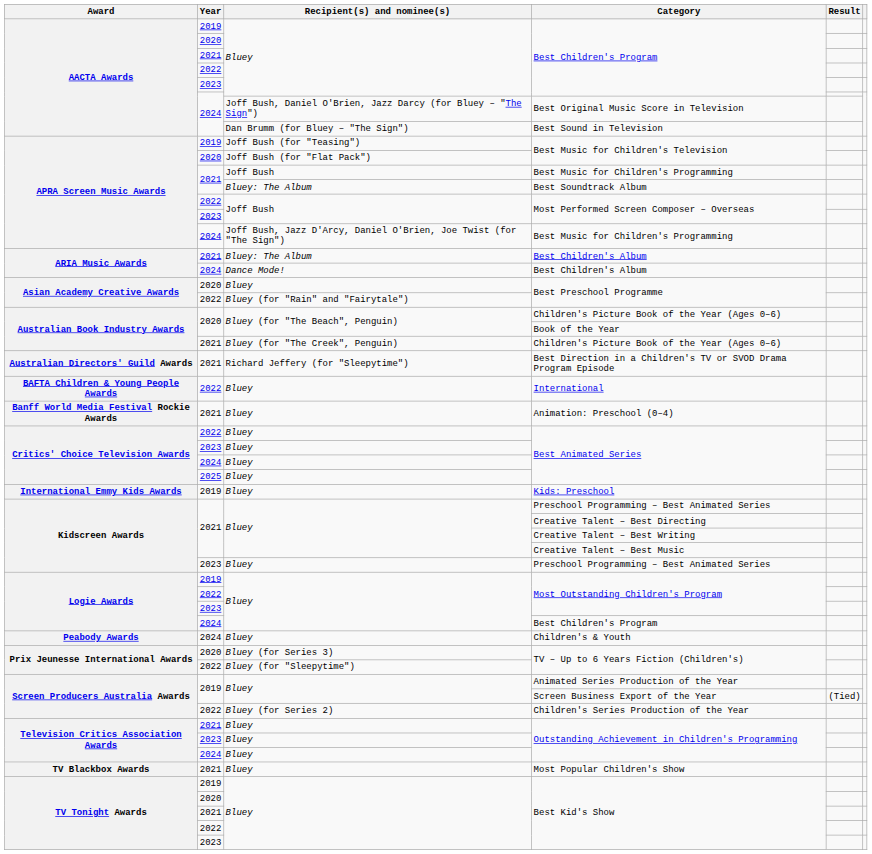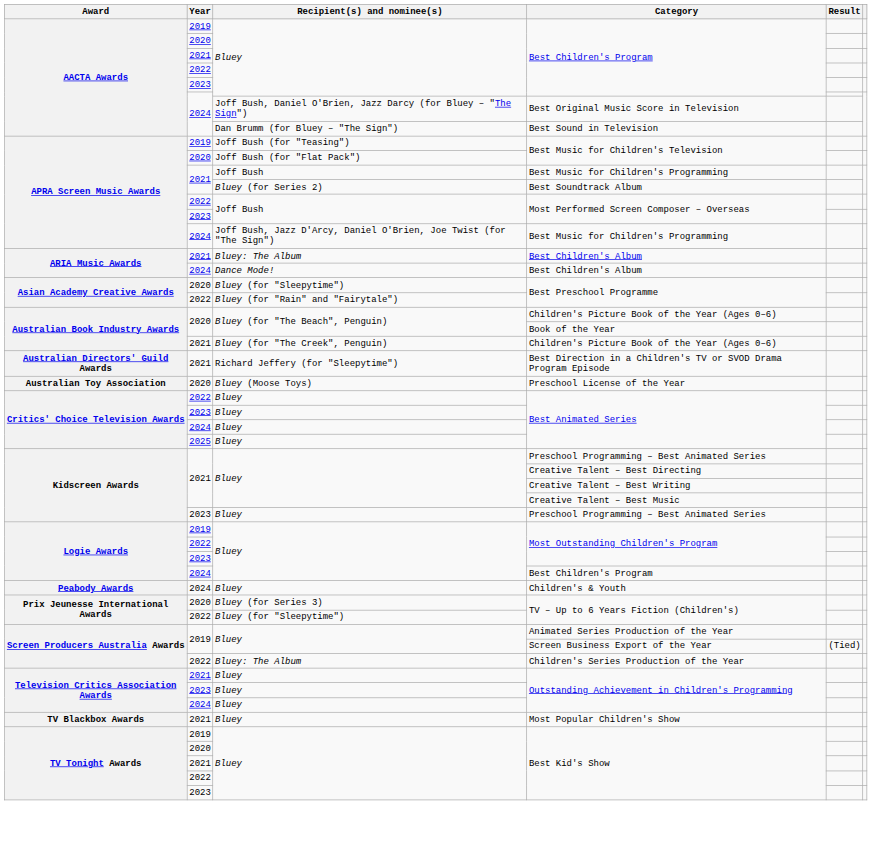(269, 187) Bluey: The Album -> (269, 187) Bluey (for Series 2)
(239, 285) Bluey -> (280, 285) Bluey (for "Sleepytime")
+ row: (200, 383)
- row: (211, 388)
- row: (211, 413)
- row: (211, 492)
(279, 711) Bluey (for Series 2) -> (258, 661) Bluey: The Album
